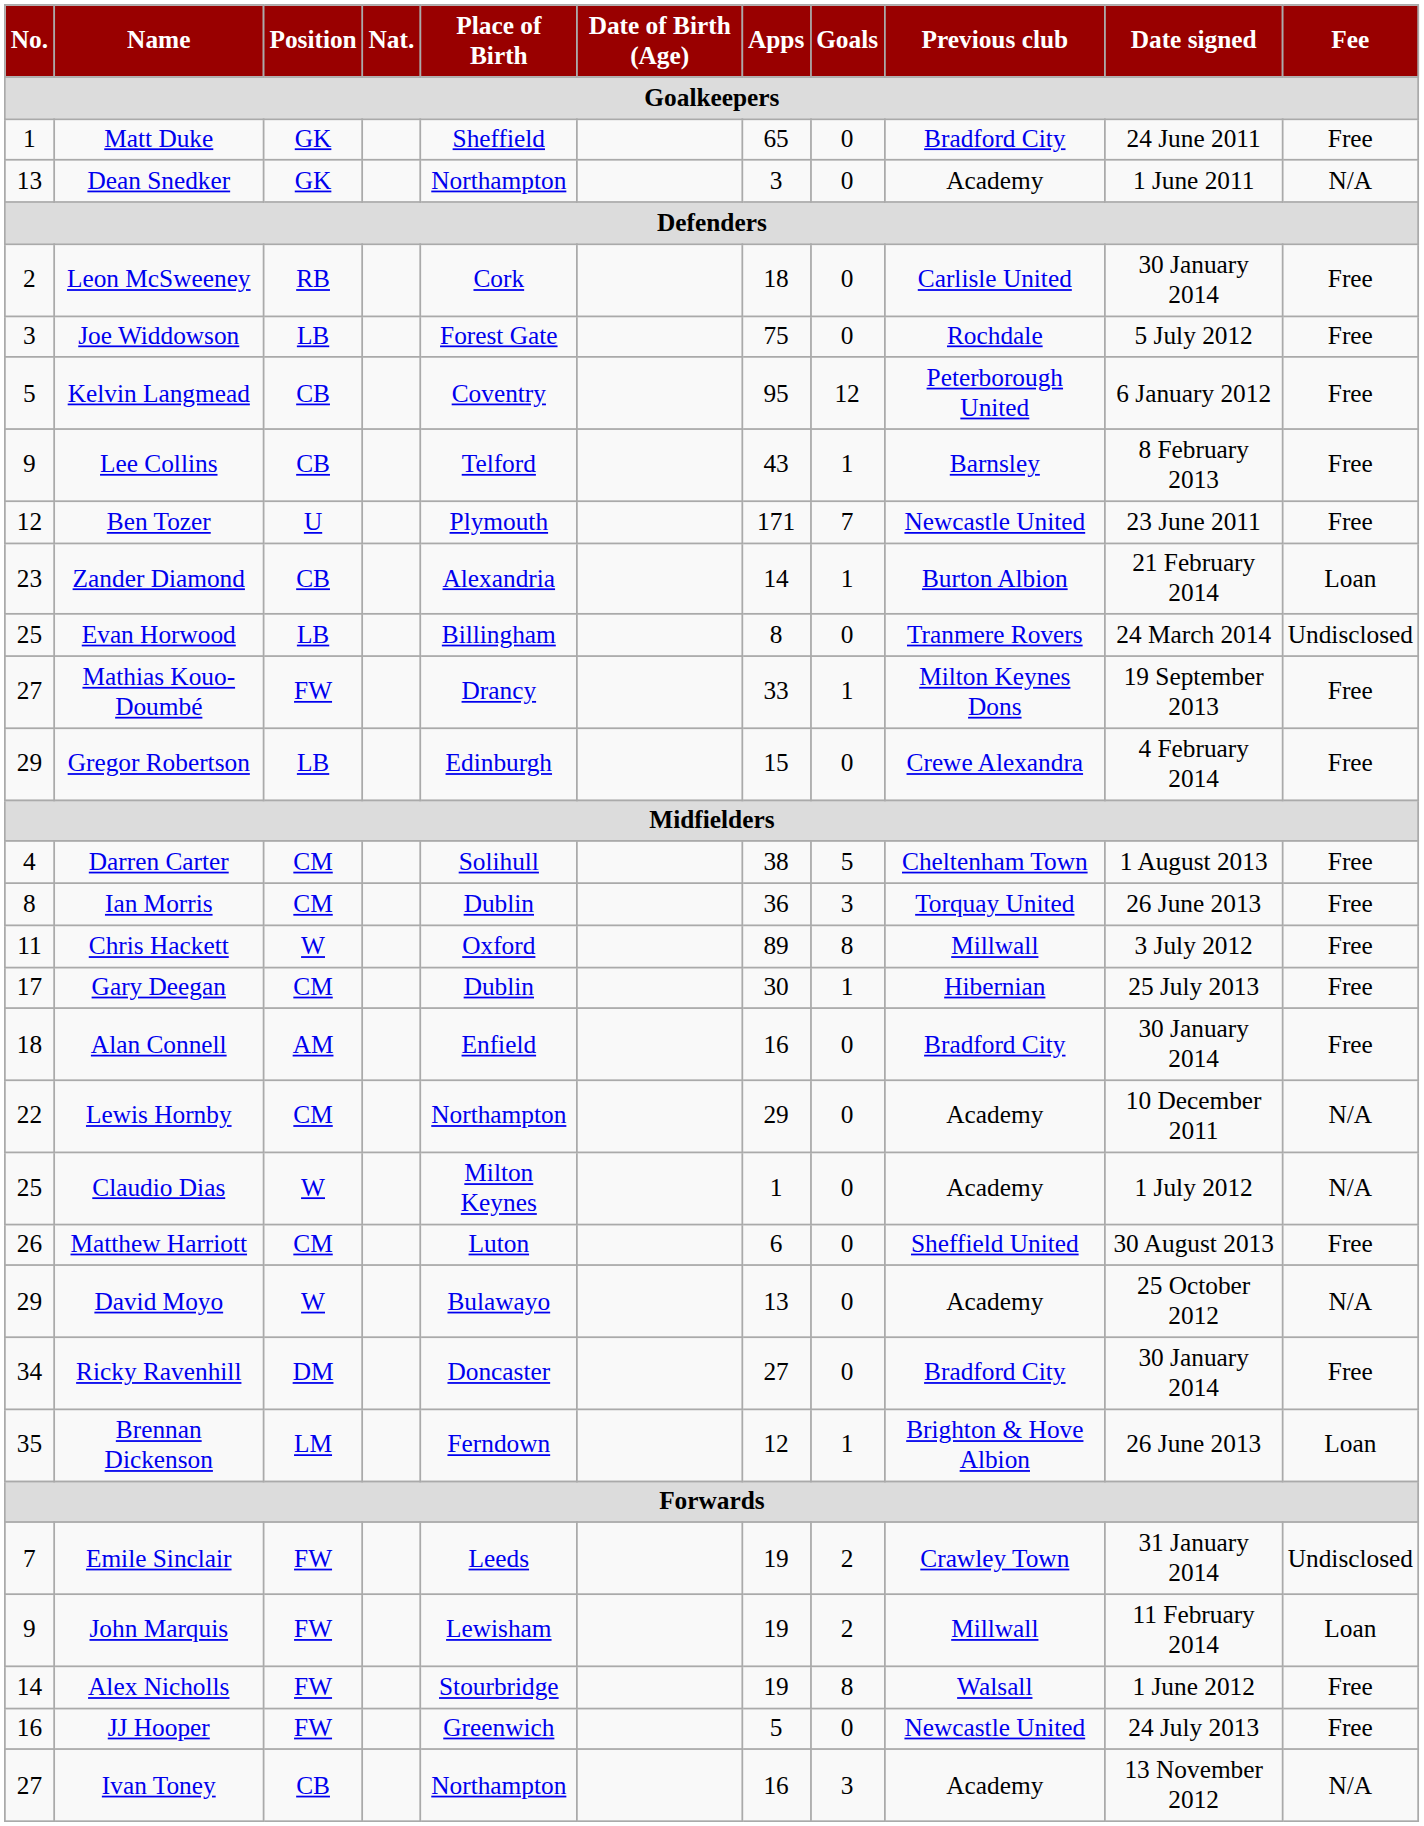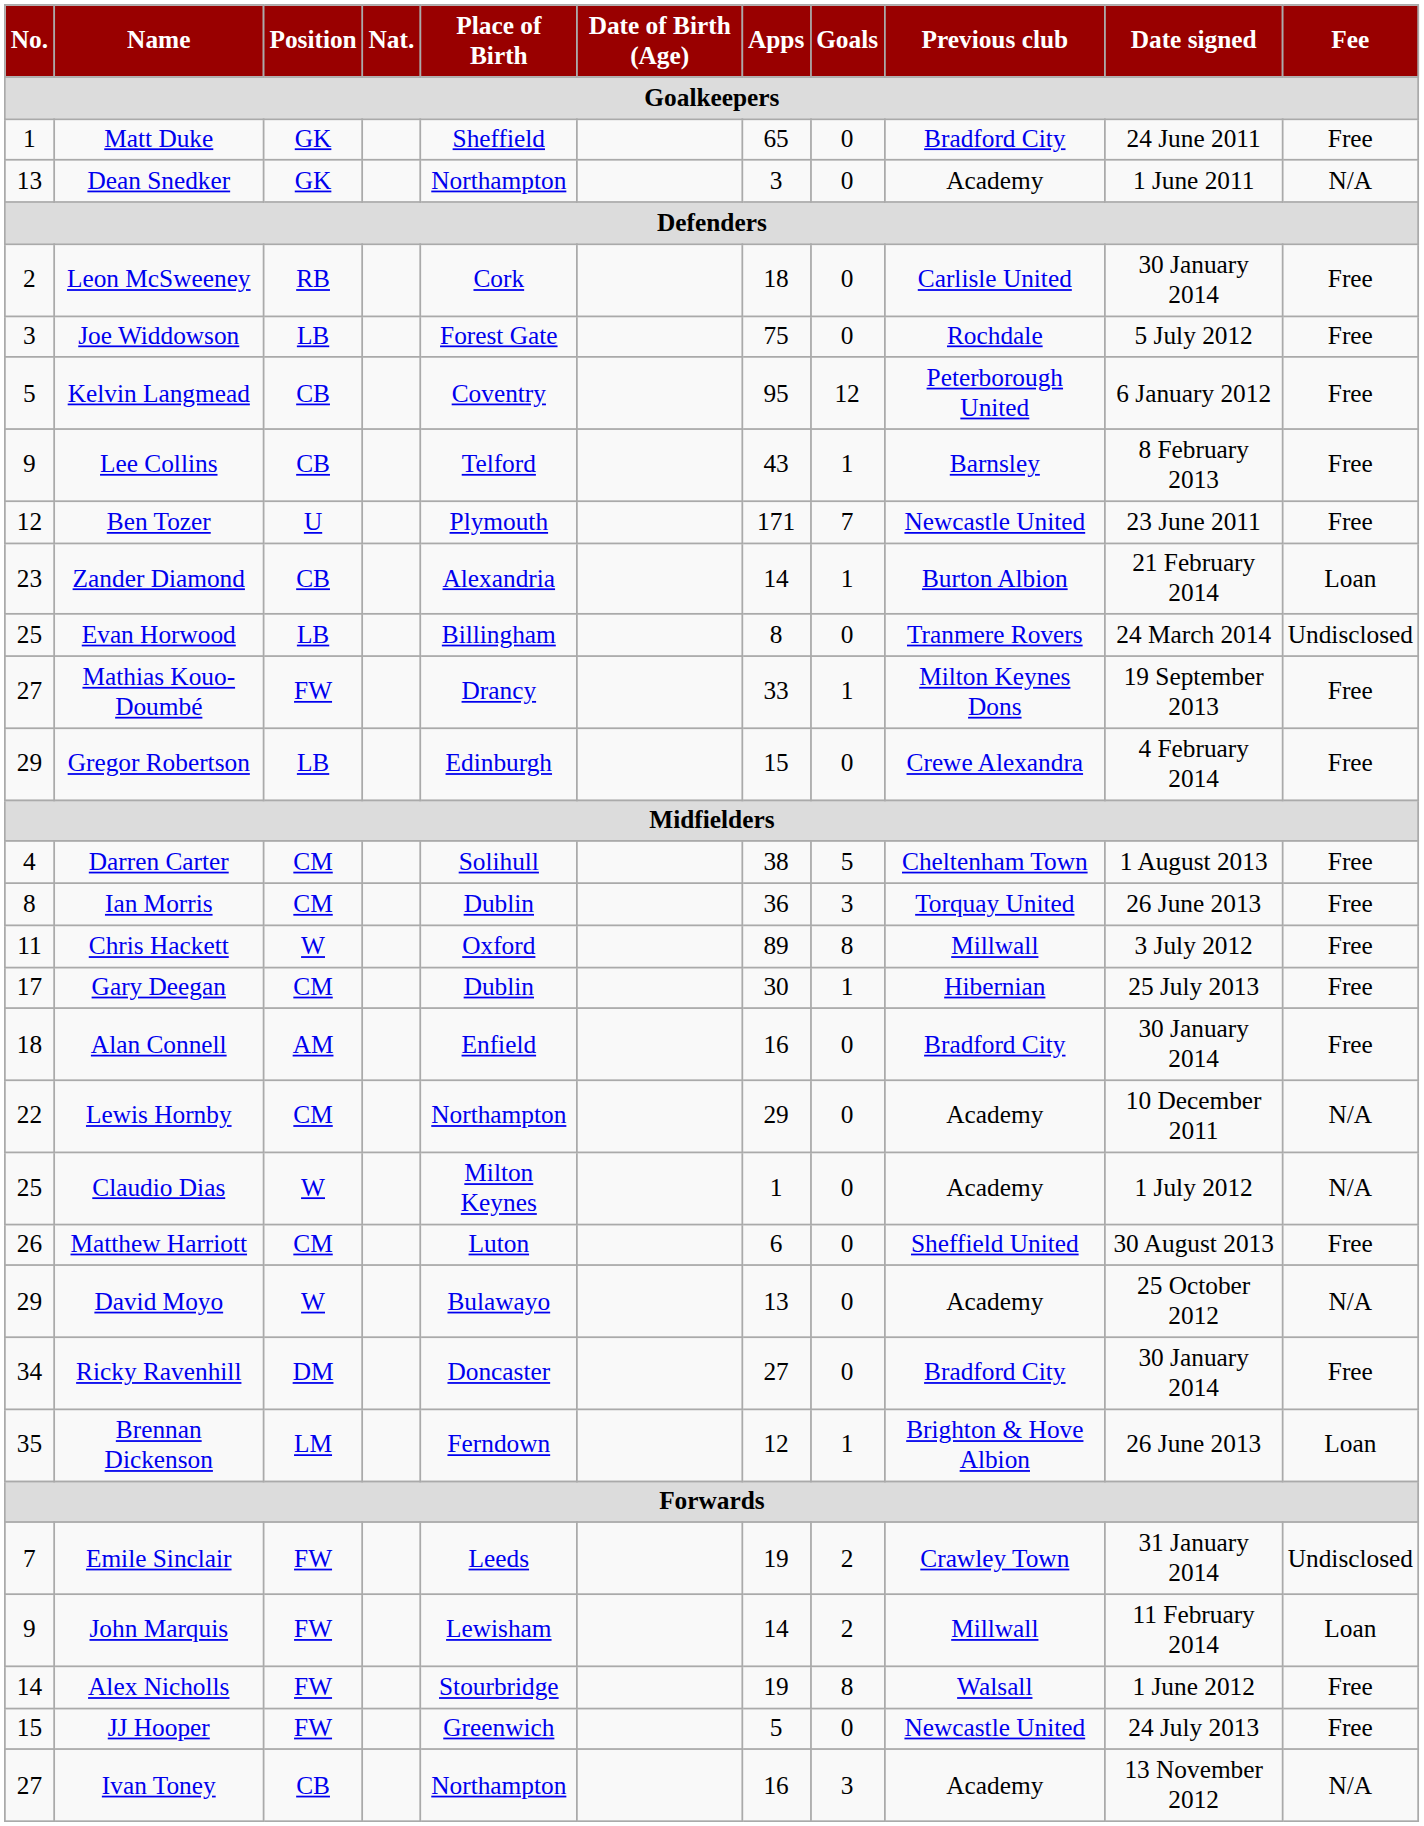(776, 1630) 19 -> (776, 1630) 14
(29, 1728) 16 -> (29, 1728) 15
